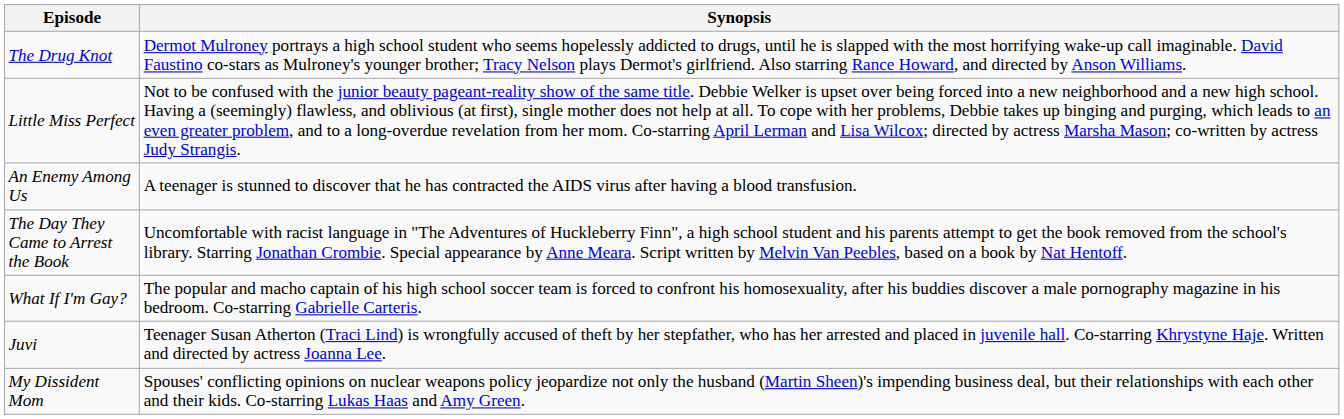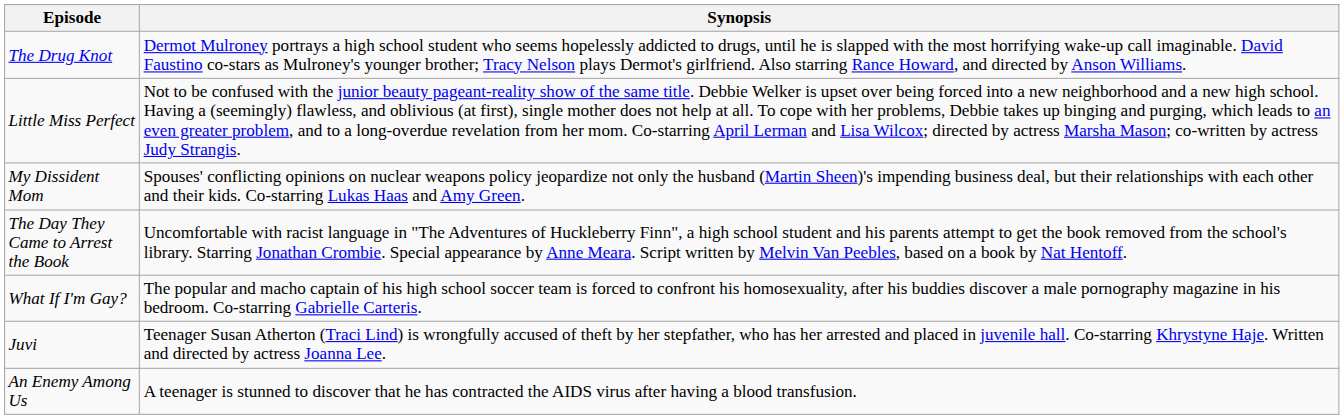rows swapped: (54, 391) <-> (70, 186)
